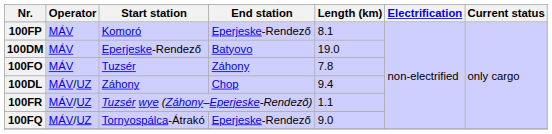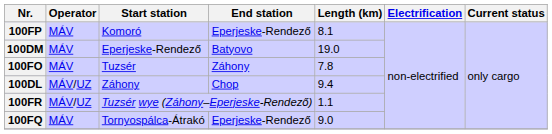(70, 120) MÁV/UZ -> (61, 120) MÁV
